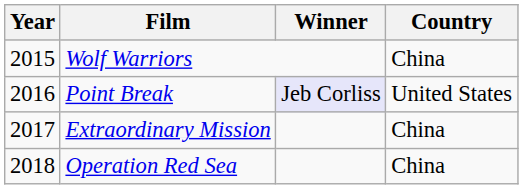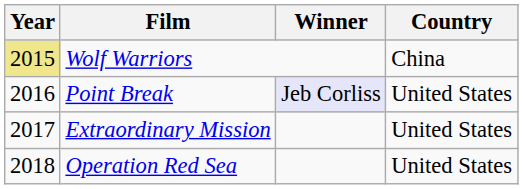(32, 58) no background -> (32, 58) khaki background
(418, 129) China -> (452, 129) United States
(418, 165) China -> (452, 165) United States
